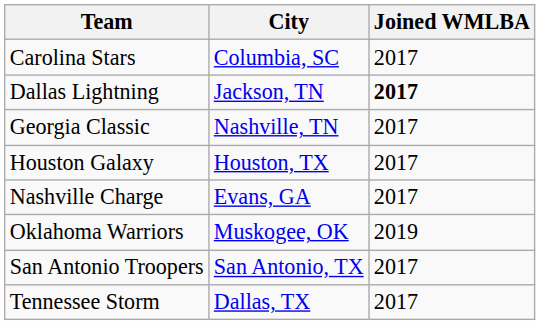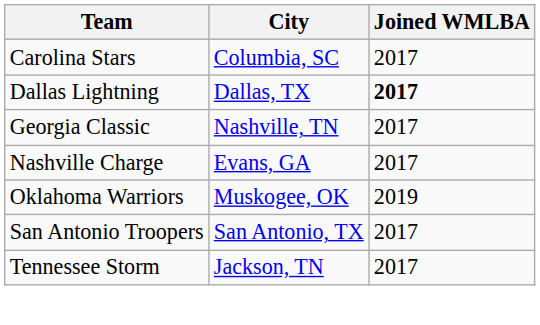(269, 92) Jackson, TN -> (262, 92) Dallas, TX
- row: (82, 162)
(262, 302) Dallas, TX -> (269, 267) Jackson, TN
